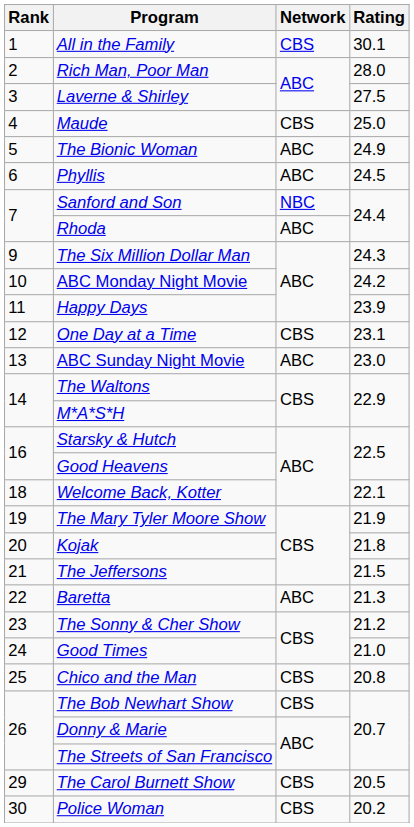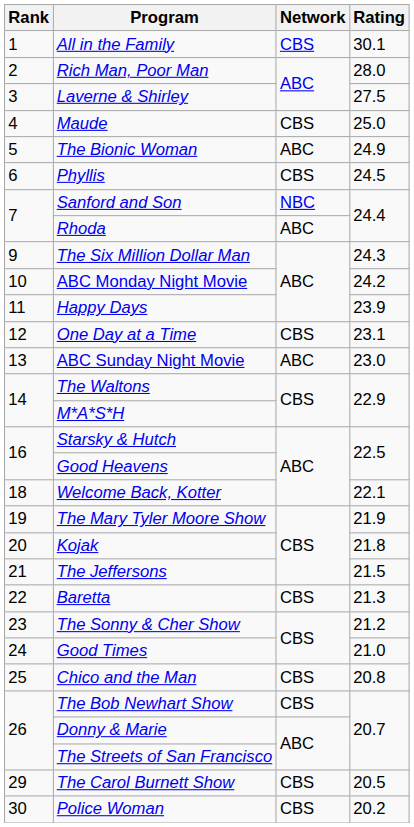(297, 176) ABC -> (297, 176) CBS
(297, 598) ABC -> (297, 598) CBS
